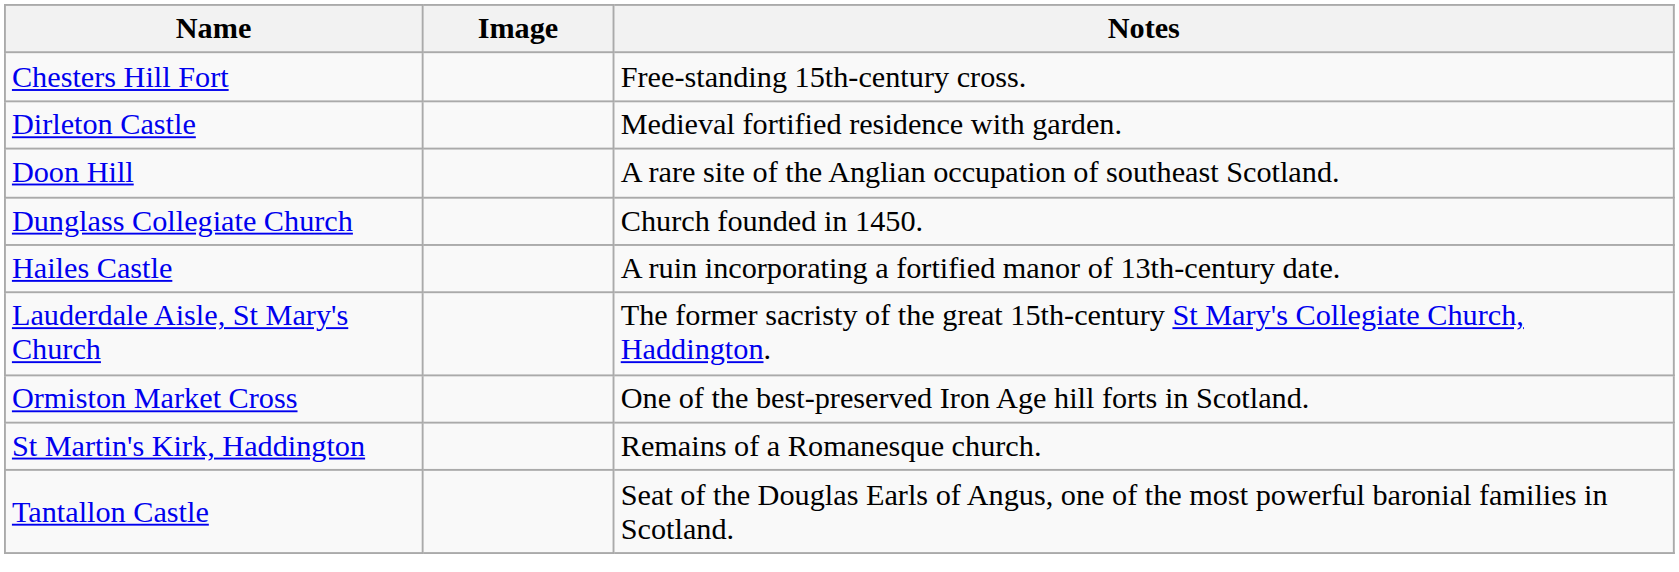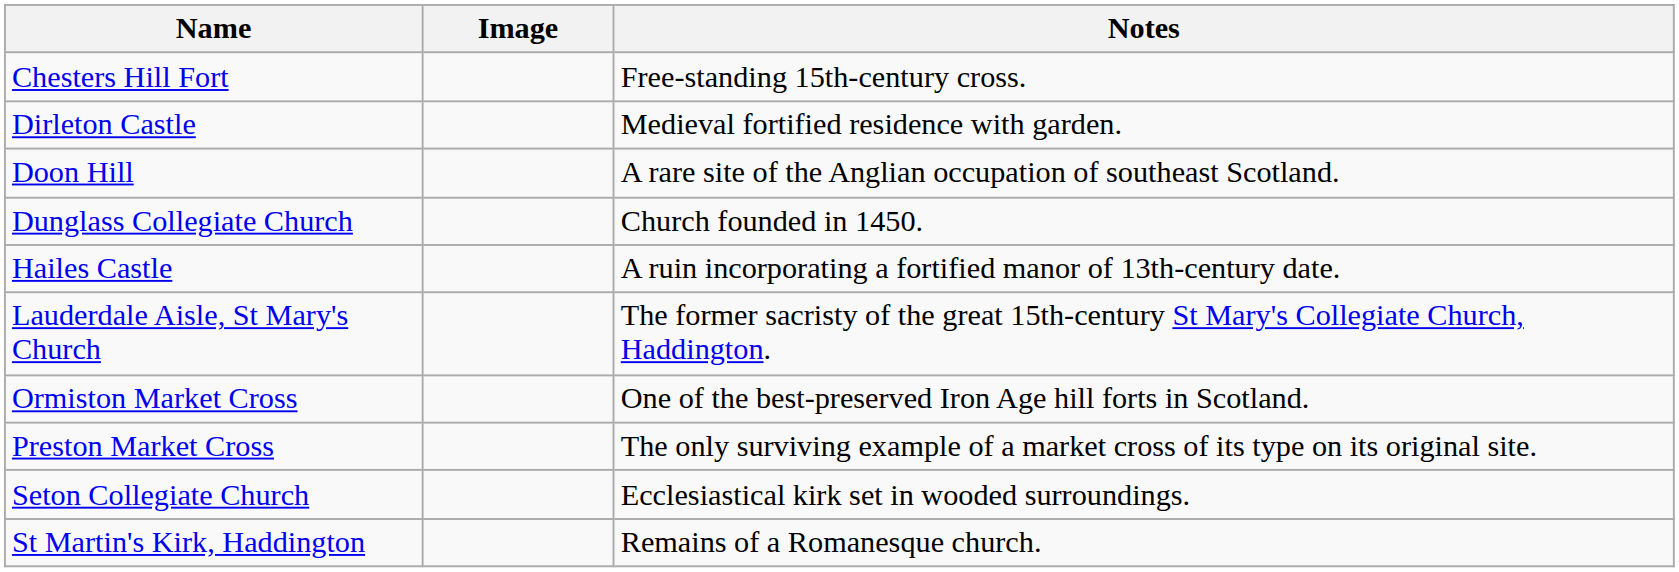+ row: (143, 446)
+ row: (161, 494)
- row: (110, 511)
